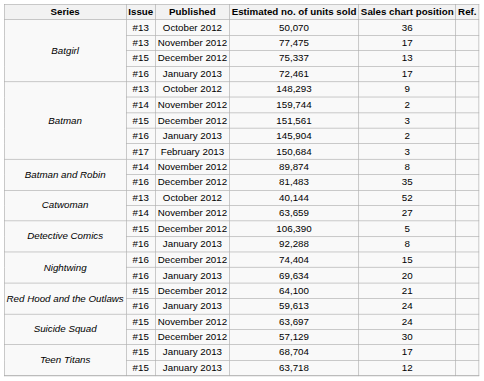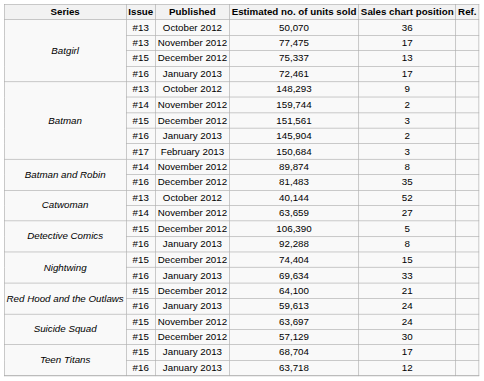(141, 259) #16 -> (141, 259) #15
(407, 275) 20 -> (407, 275) 33
(141, 368) #15 -> (141, 368) #16
